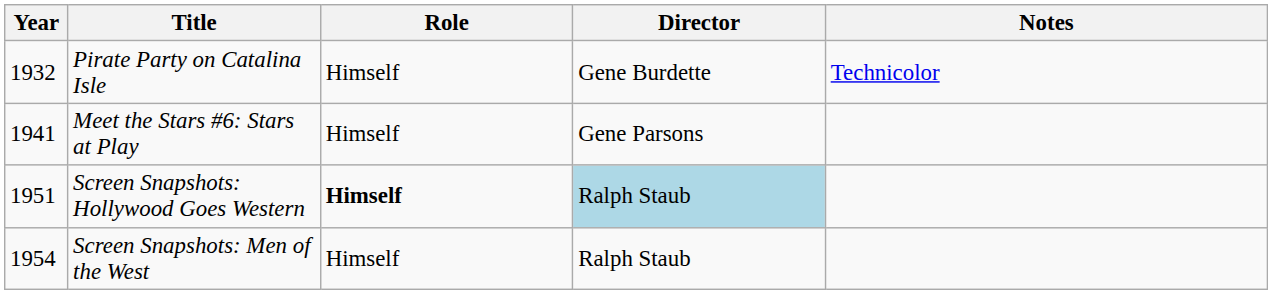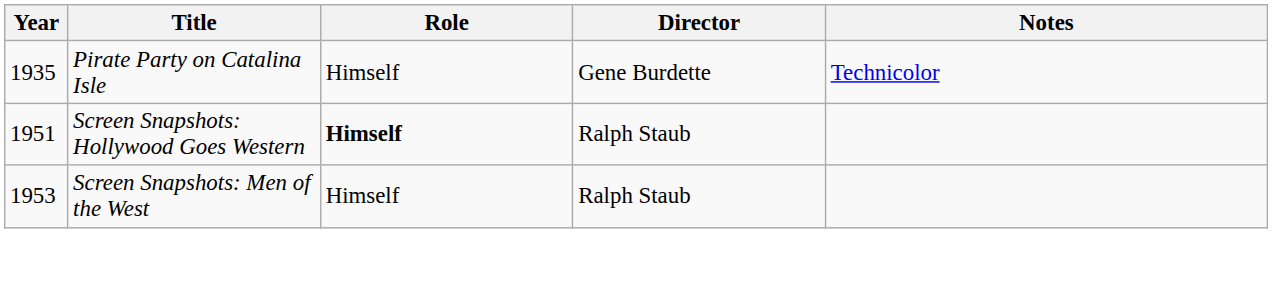(33, 71) 1932 -> (33, 71) 1935
- row: (184, 133)
(634, 195) lightblue background -> (634, 133) no background
(33, 257) 1954 -> (33, 195) 1953
